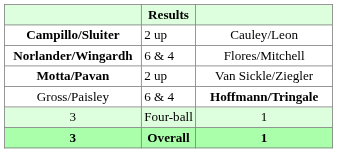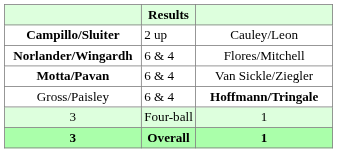(156, 76) 2 up -> (159, 76) 6 & 4
